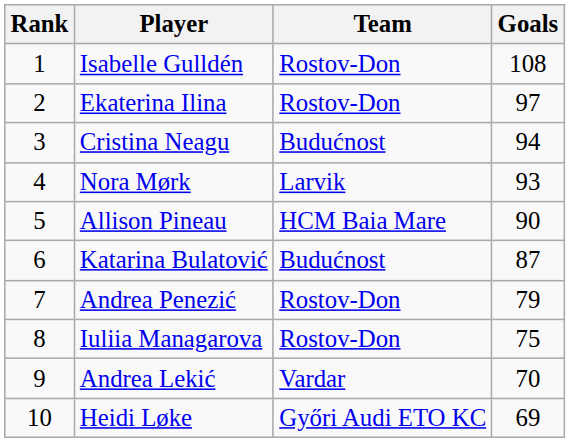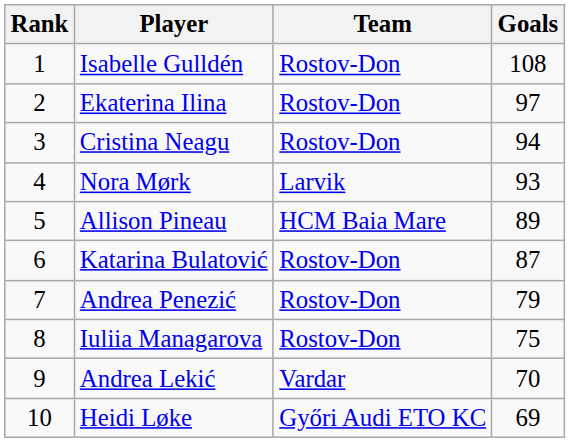(332, 142) Budućnost -> (340, 142) Rostov-Don
(528, 220) 90 -> (528, 220) 89
(332, 260) Budućnost -> (340, 260) Rostov-Don
